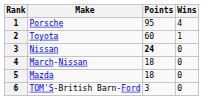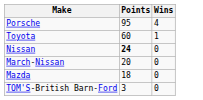- column: (16, 11)
(149, 63) 18 -> (126, 63) 20
